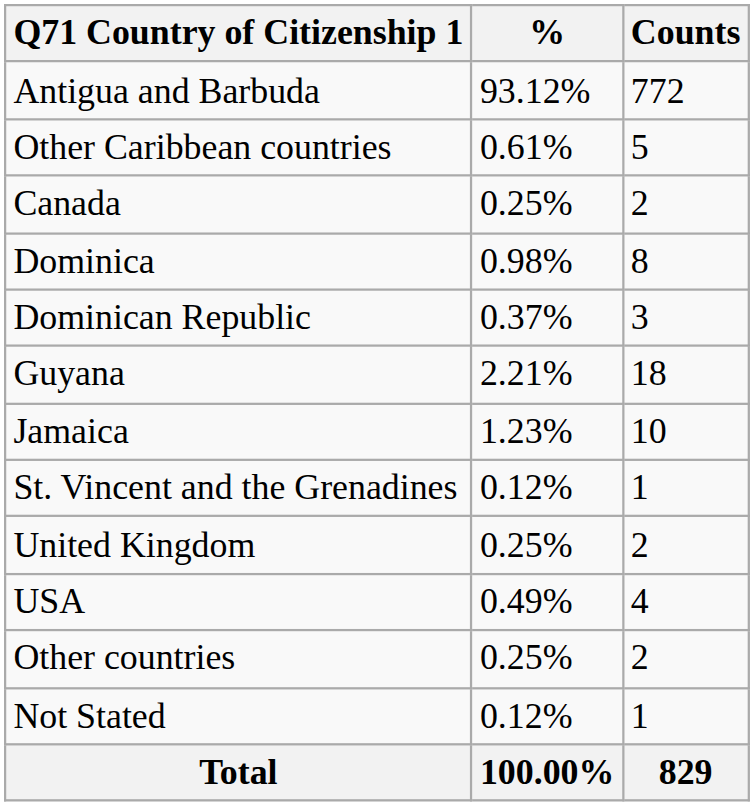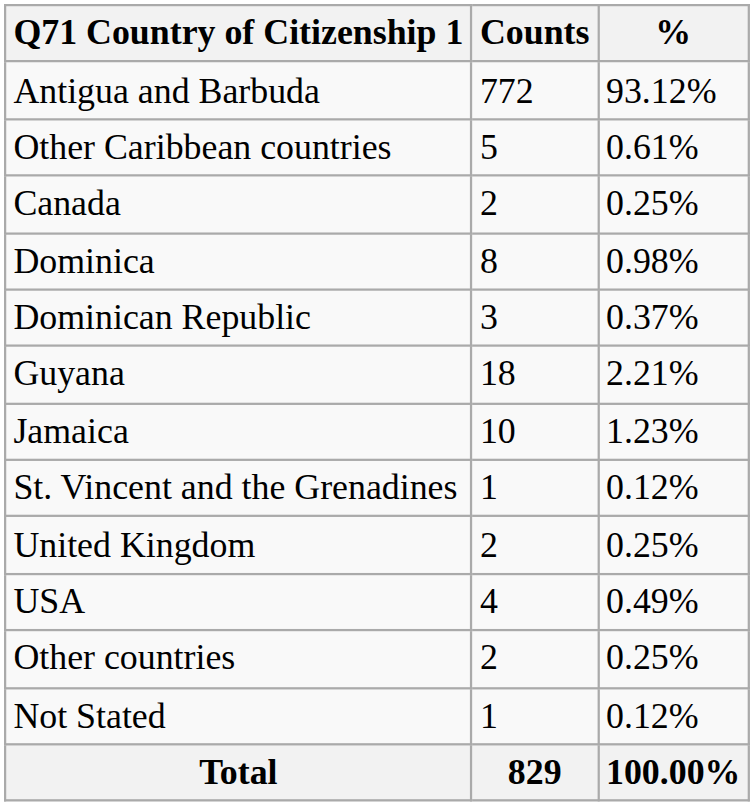columns swapped: (686, 32) <-> (547, 32)
